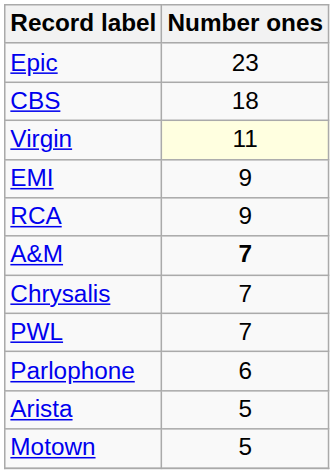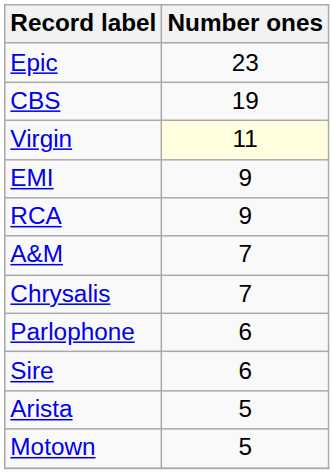(245, 100) 18 -> (245, 100) 19
(245, 255) bold -> (245, 255) normal
- row: (37, 332)
+ row: (32, 370)
